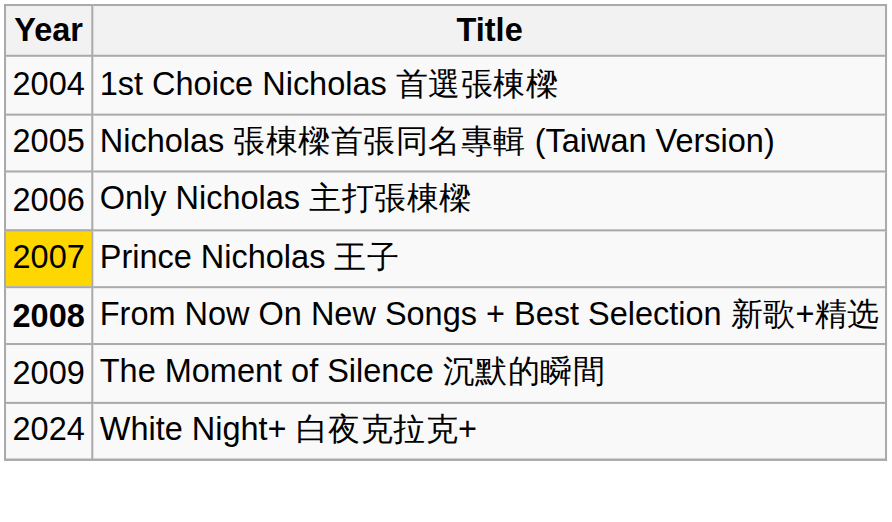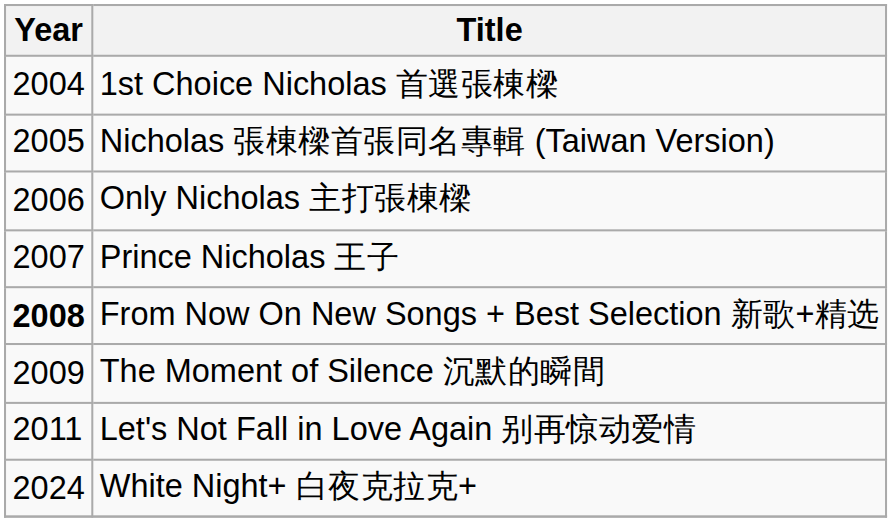(49, 257) gold background -> (49, 257) no background
+ row: (398, 429)
